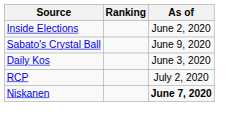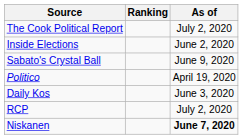+ row: (65, 28)
+ row: (23, 77)
